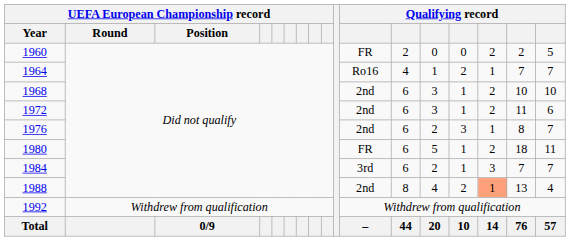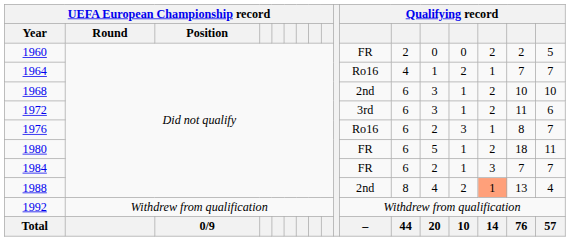(365, 110) 2nd -> (365, 110) 3rd
(365, 129) 2nd -> (365, 129) Ro16
(365, 168) 3rd -> (365, 168) FR
